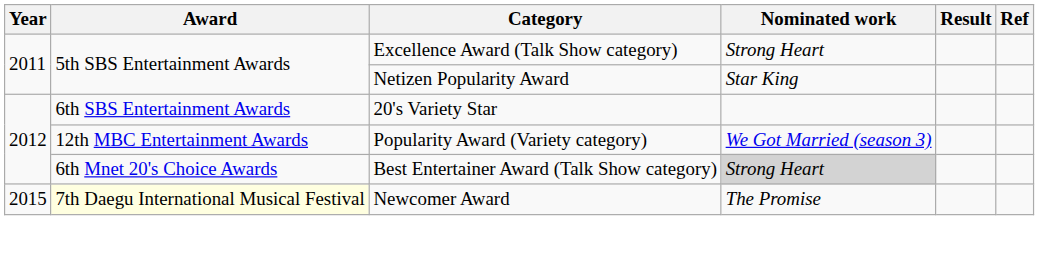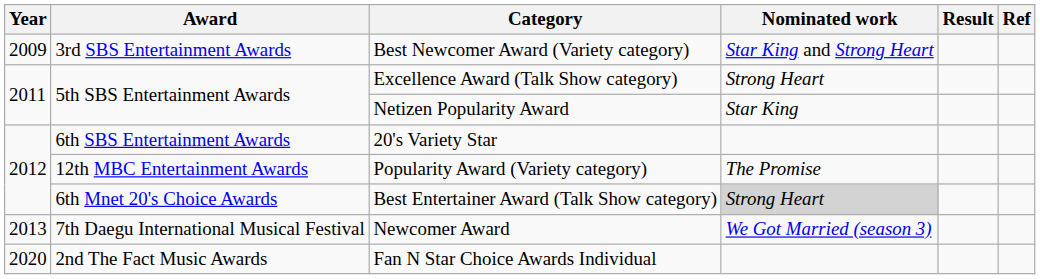+ row: (531, 49)
(829, 139) We Got Married (season 3) -> (773, 169) The Promise
(28, 199) 2015 -> (28, 229) 2013
(210, 199) lightyellow background -> (210, 229) no background
(773, 199) The Promise -> (829, 229) We Got Married (season 3)
+ row: (515, 259)
